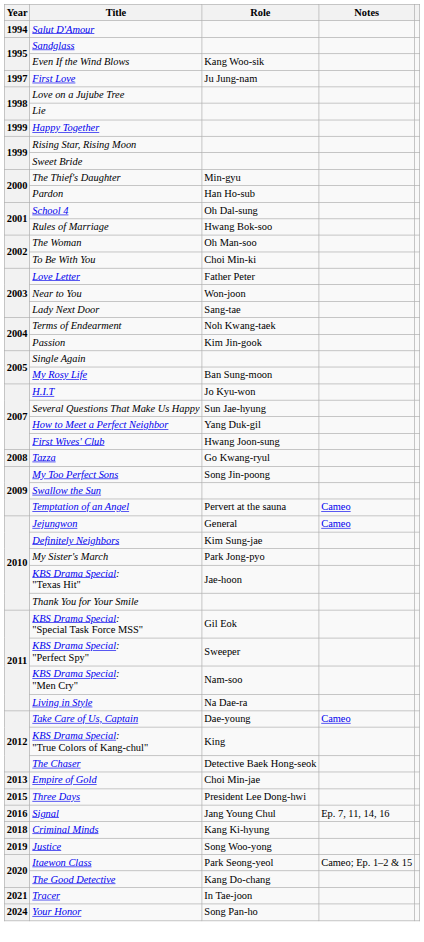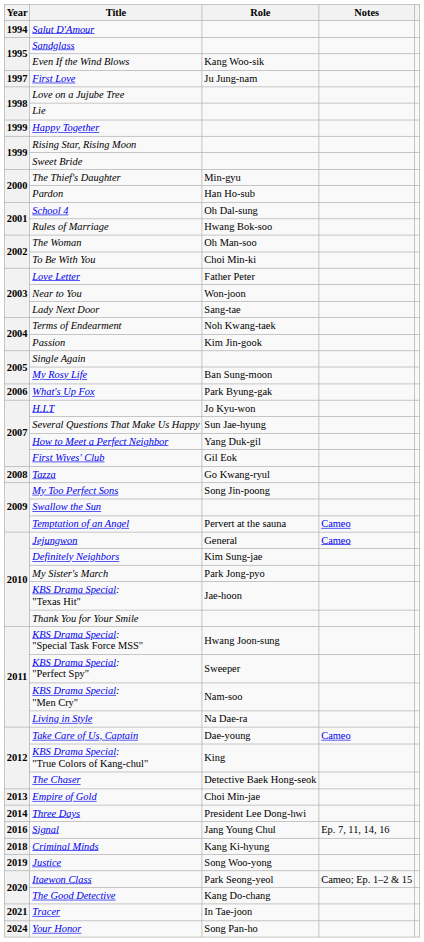+ row: (63, 392)
(242, 441) Hwang Joon-sung -> (221, 458) Gil Eok
(221, 624) Gil Eok -> (242, 640) Hwang Joon-sung
(17, 796) 2015 -> (17, 813) 2014
